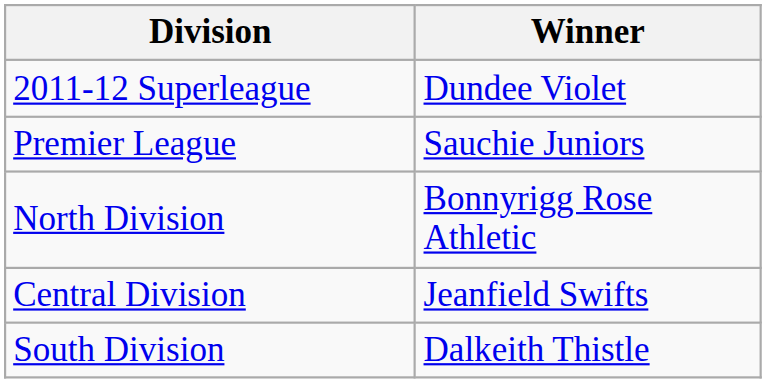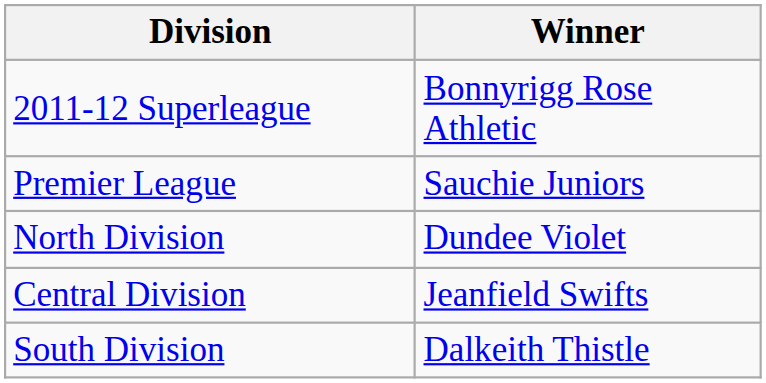(525, 87) Dundee Violet -> (538, 107) Bonnyrigg Rose Athletic
(538, 218) Bonnyrigg Rose Athletic -> (525, 238) Dundee Violet
